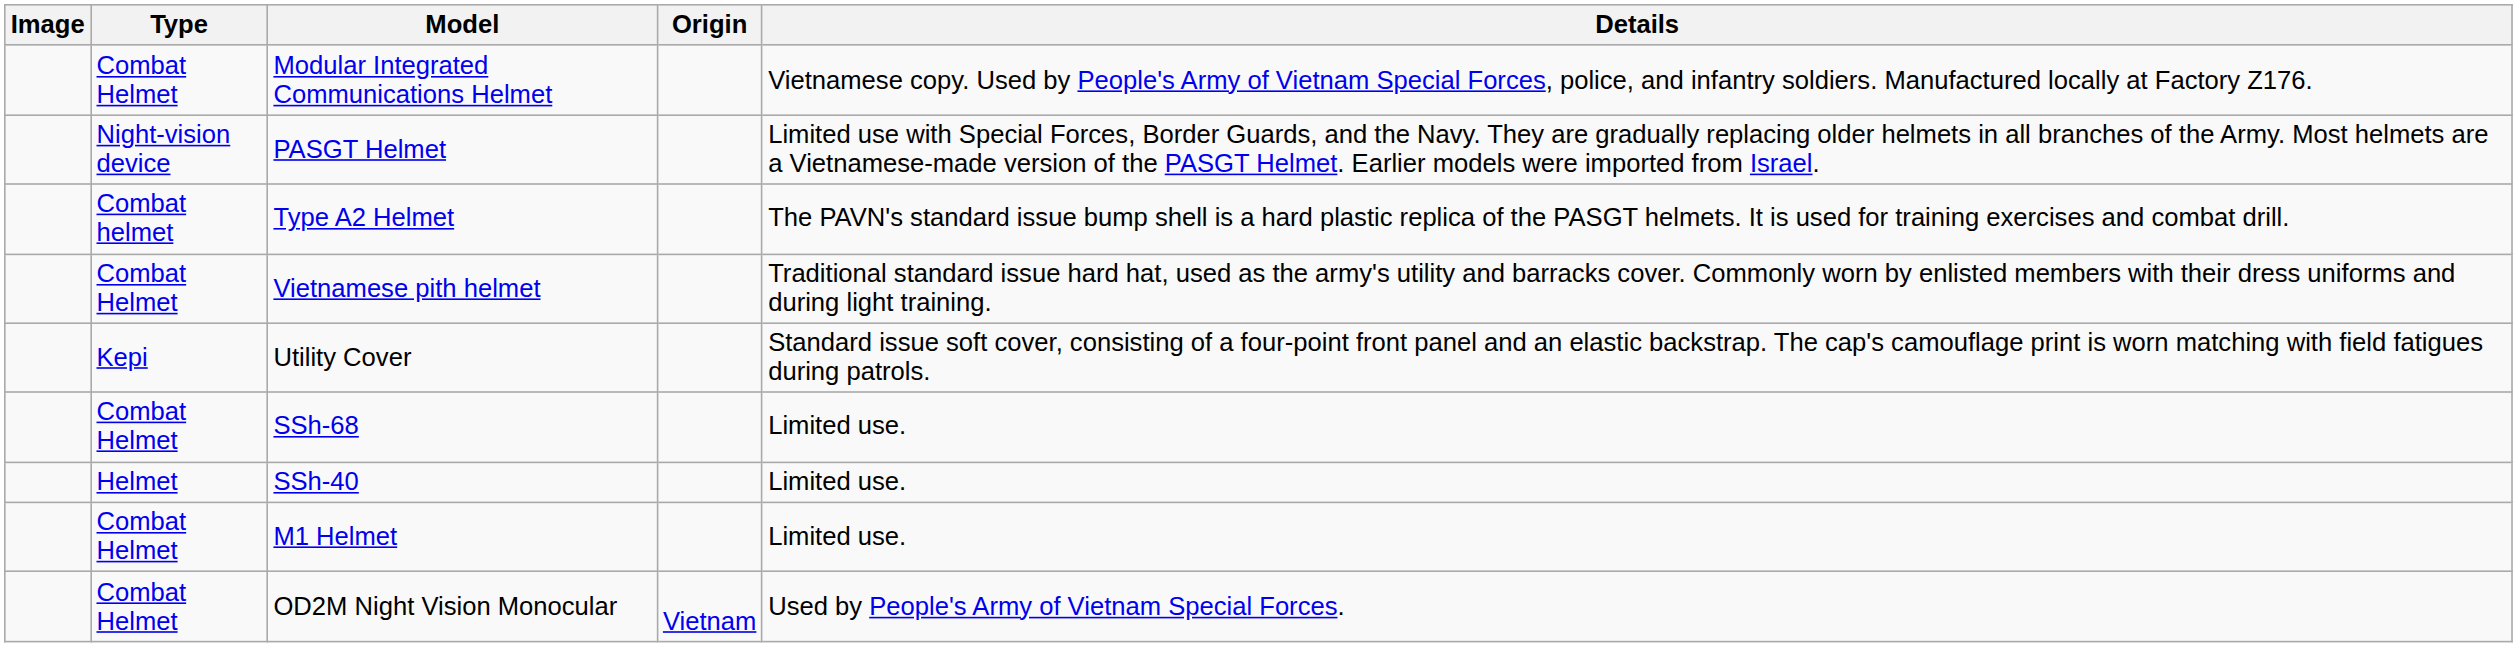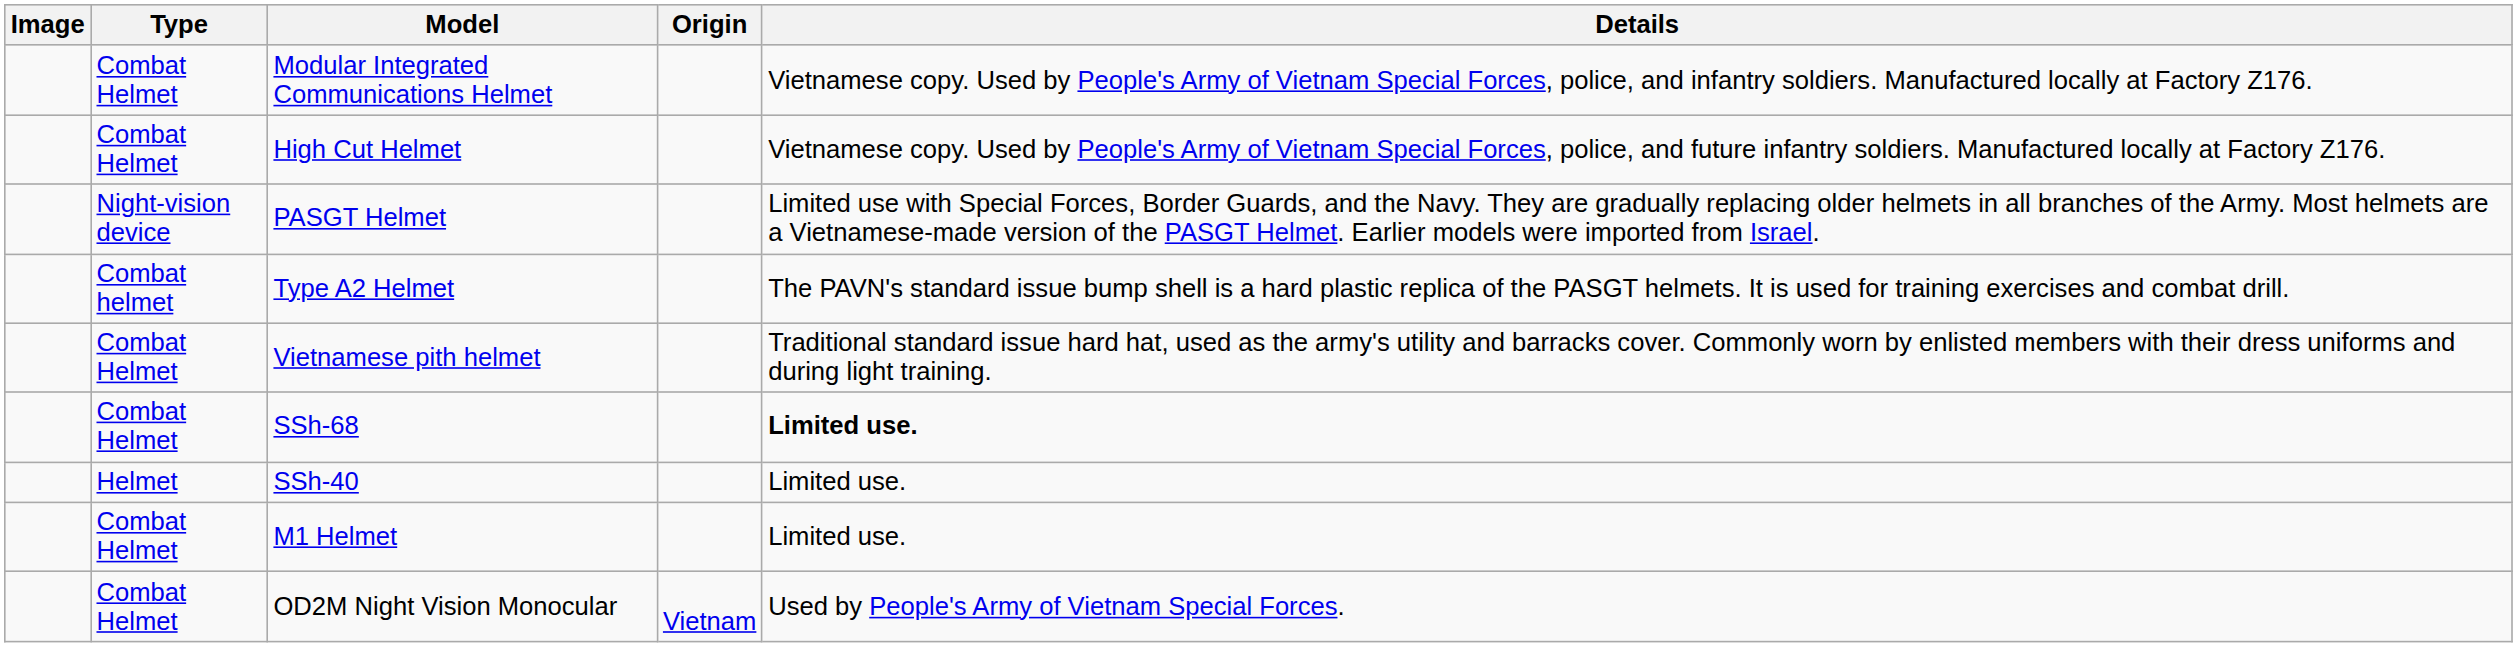+ row: (367, 149)
- row: (342, 357)
(837, 426) normal -> (843, 426) bold
